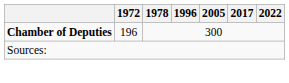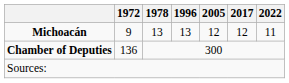+ row: (59, 31)
(129, 31) 196 -> (129, 50) 136
